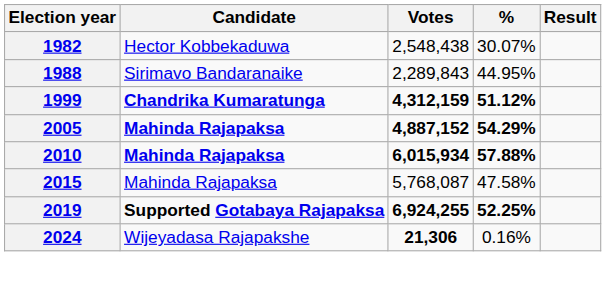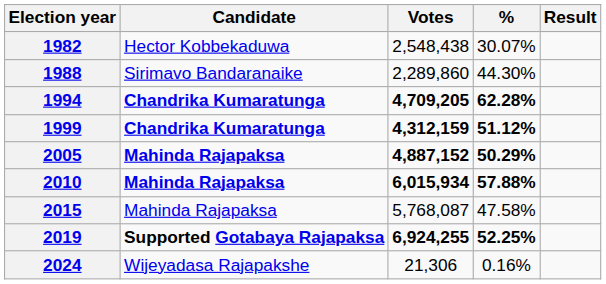(431, 73) 2,289,843 -> (431, 73) 2,289,860
(506, 73) 44.95% -> (506, 73) 44.30%
+ row: (62, 100)
(506, 127) 54.29% -> (506, 155) 50.29%
(431, 237) bold -> (431, 264) normal
